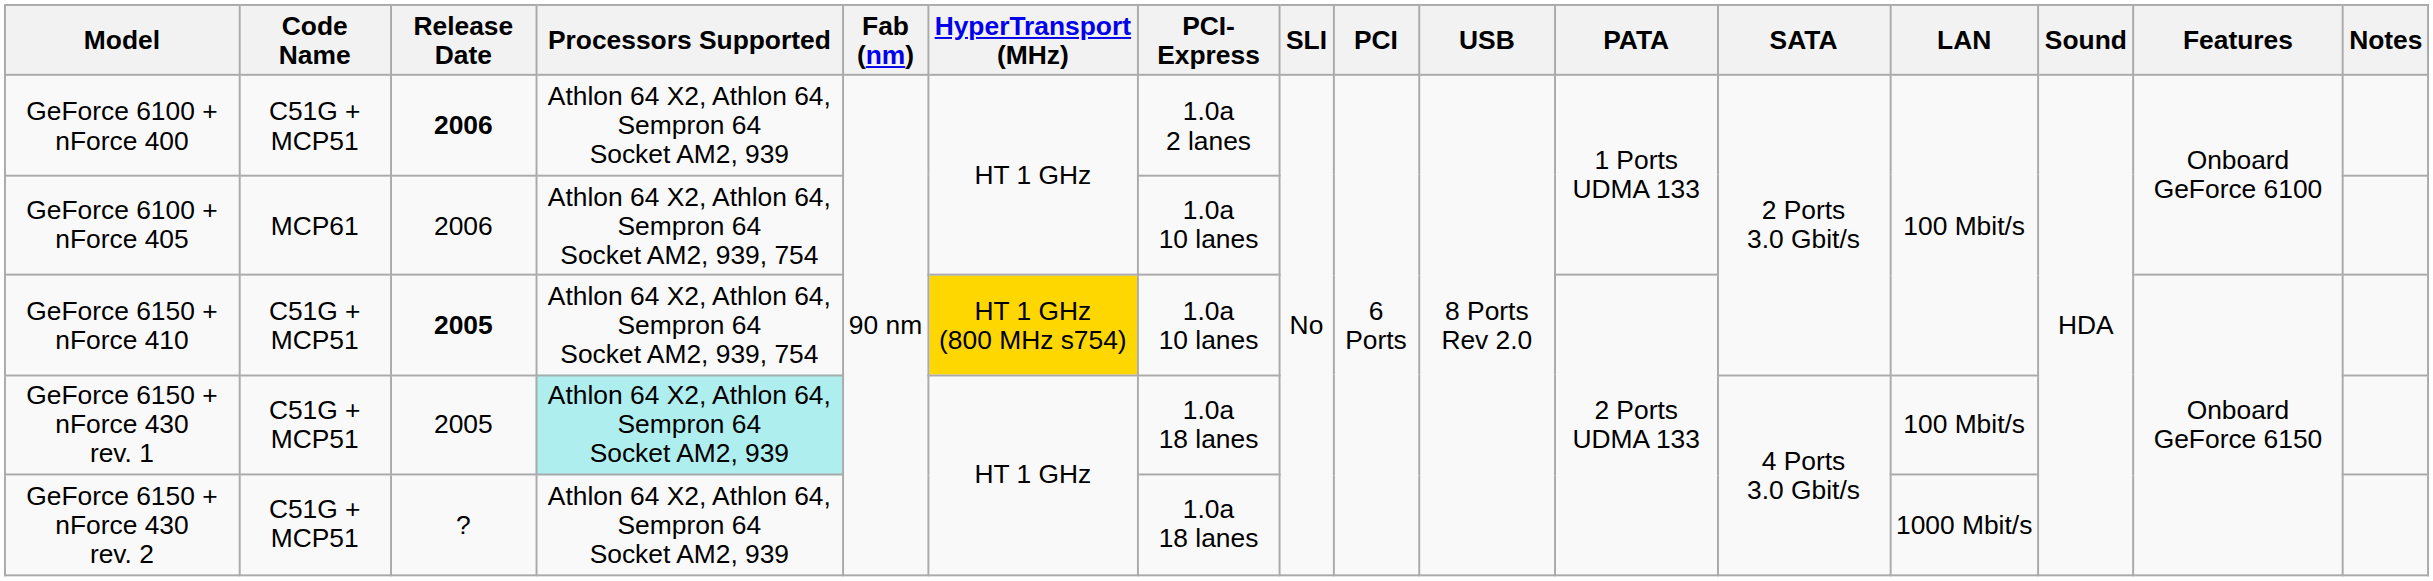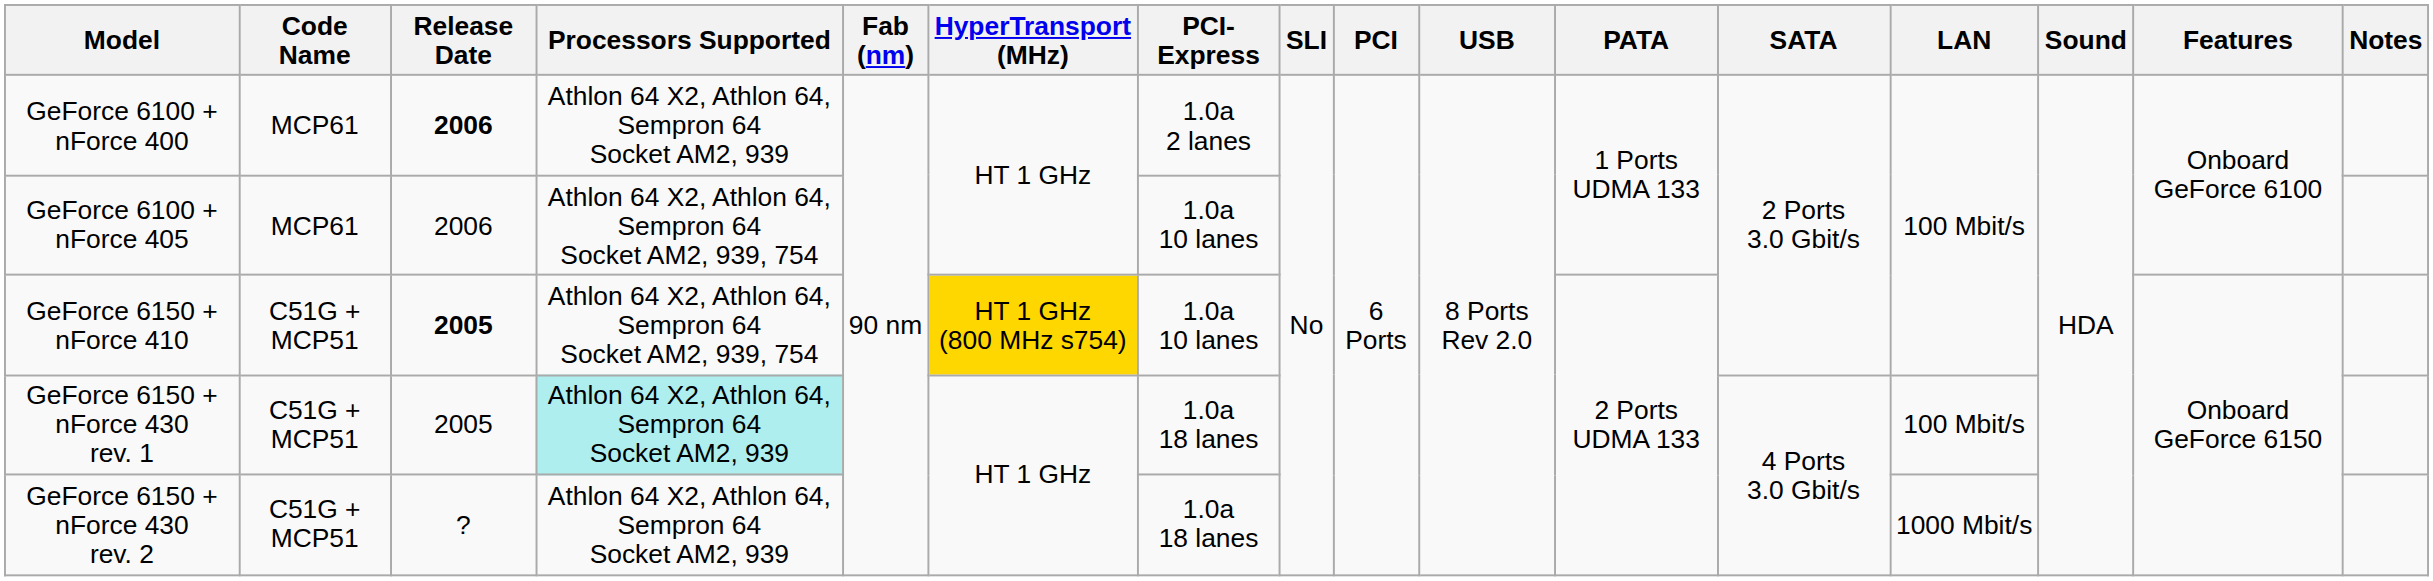(315, 125) C51G + MCP51 -> (315, 125) MCP61
